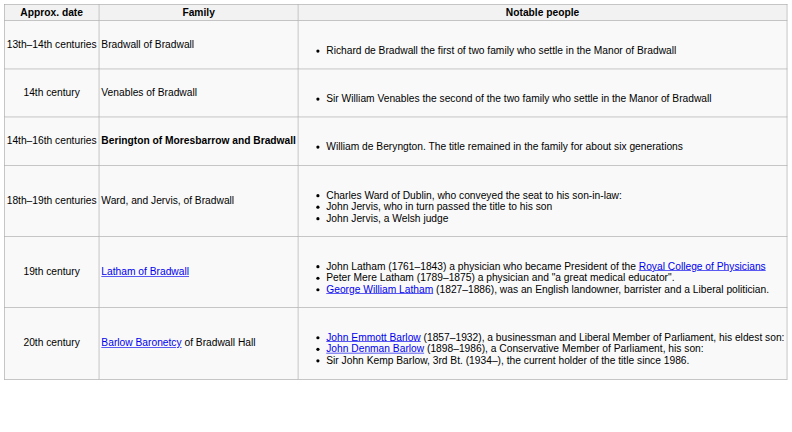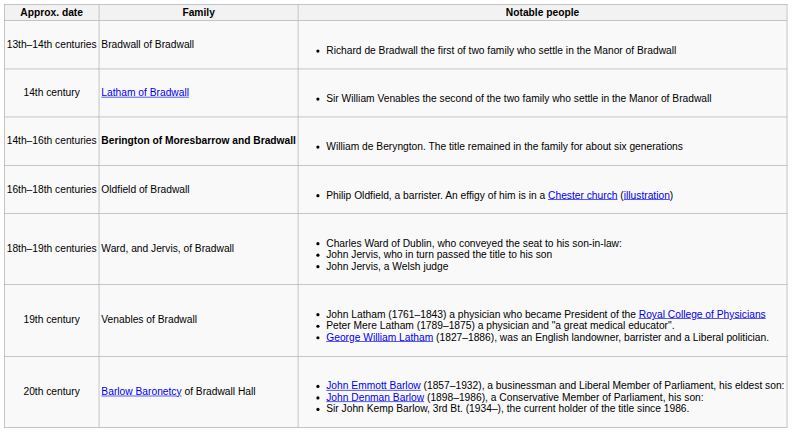(149, 93) Venables of Bradwall -> (145, 93) Latham of Bradwall
+ row: (52, 189)
(145, 272) Latham of Bradwall -> (149, 320) Venables of Bradwall
